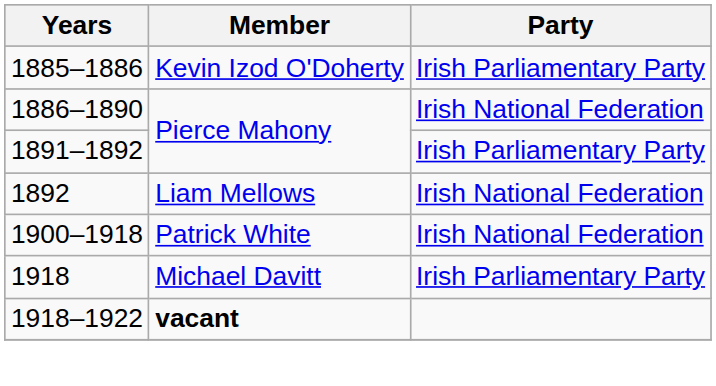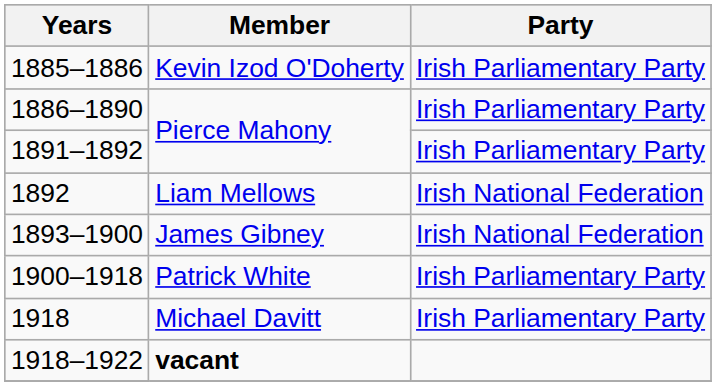(560, 109) Irish National Federation -> (561, 109) Irish Parliamentary Party
+ row: (77, 234)
(560, 234) Irish National Federation -> (561, 276) Irish Parliamentary Party
